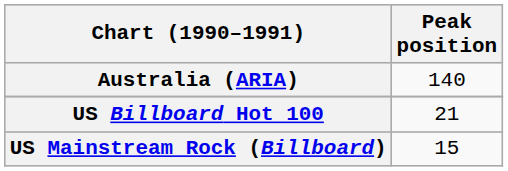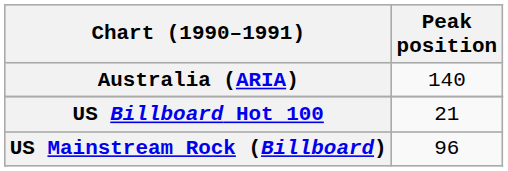(447, 148) 15 -> (447, 148) 96
